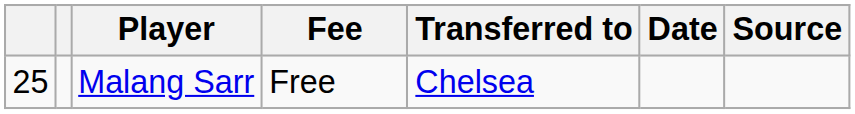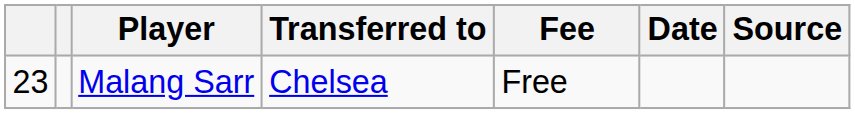columns swapped: (524, 30) <-> (335, 30)
(30, 81) 25 -> (30, 81) 23
